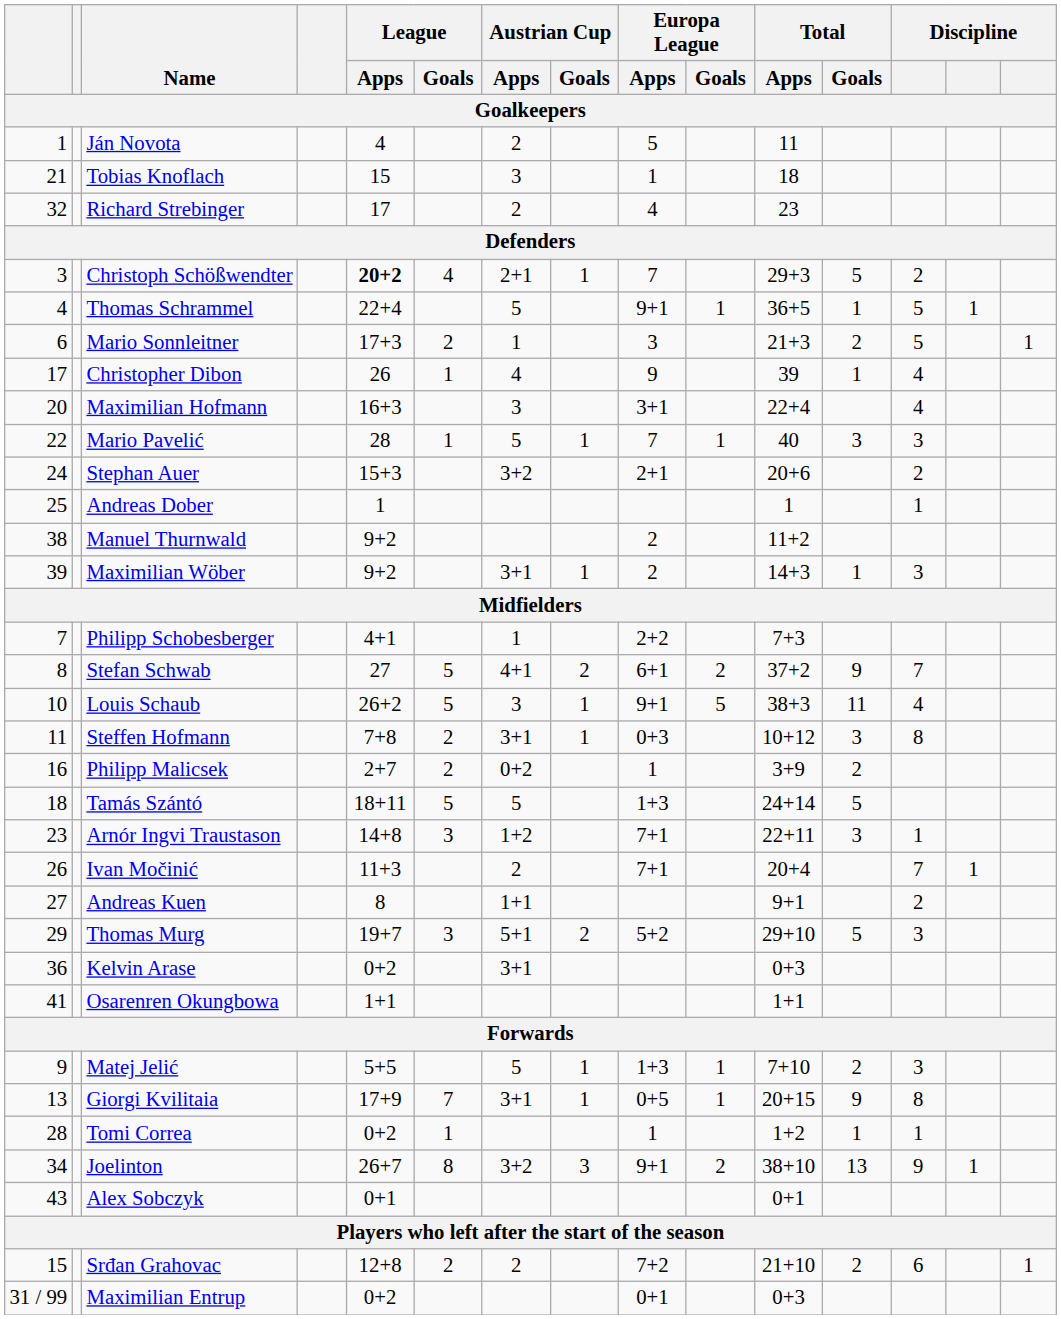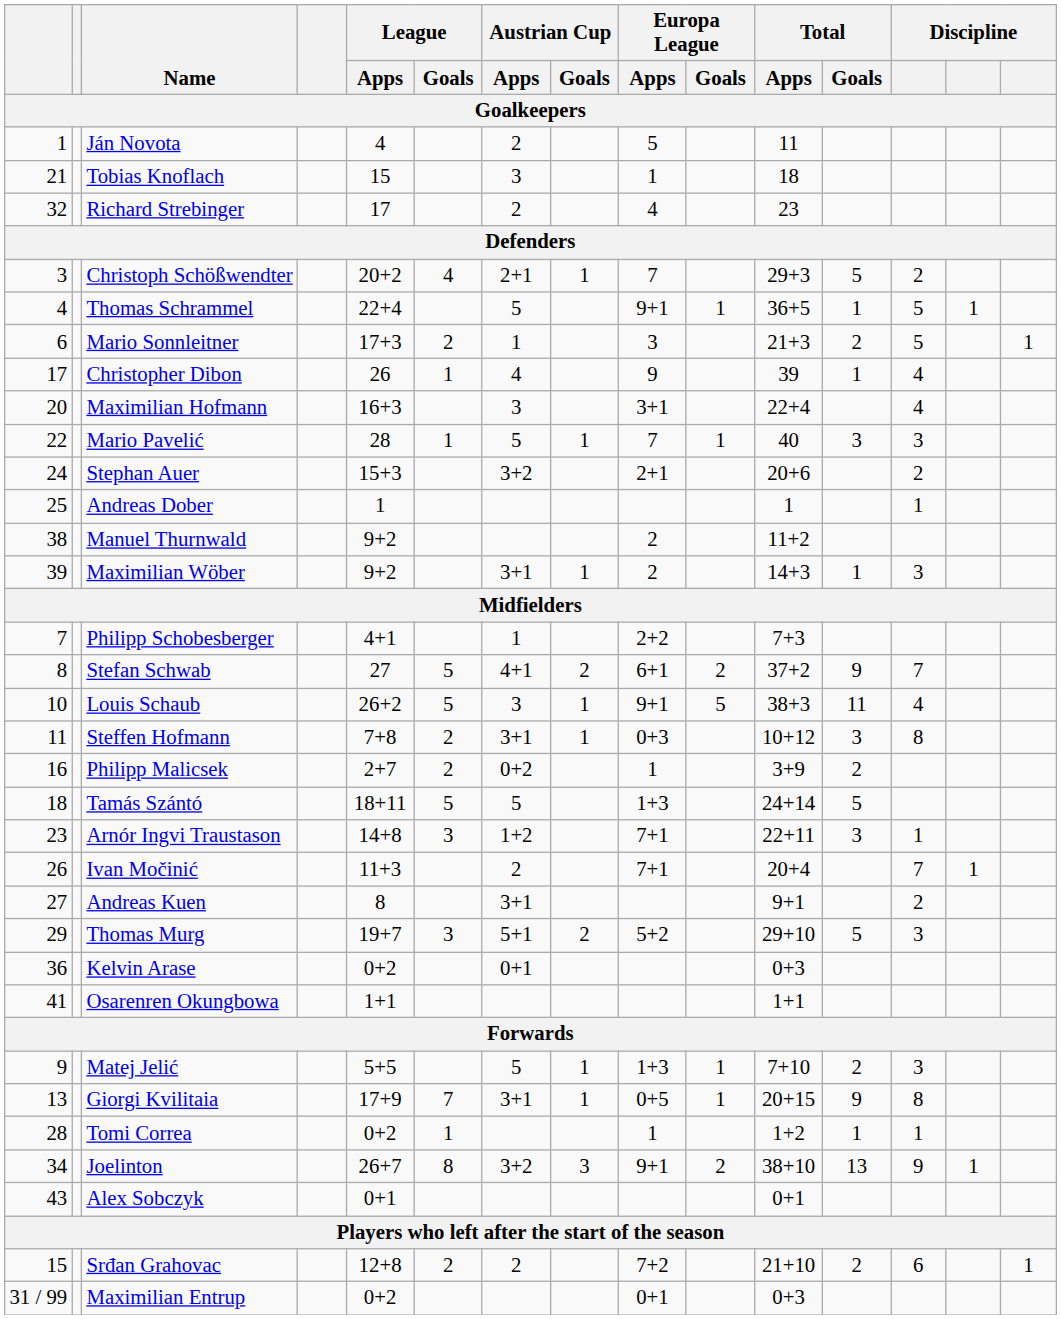(380, 275) bold -> (380, 275) normal
(516, 902) 1+1 -> (516, 902) 3+1
(516, 968) 3+1 -> (516, 968) 0+1
